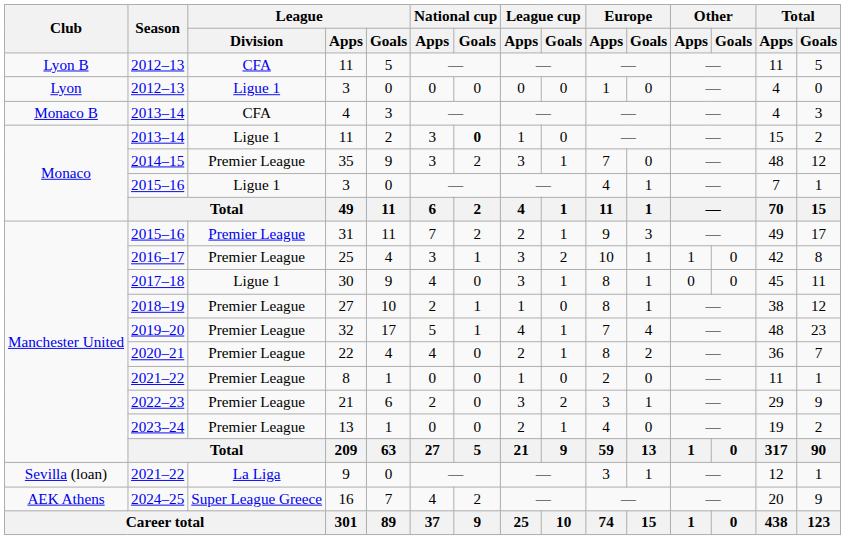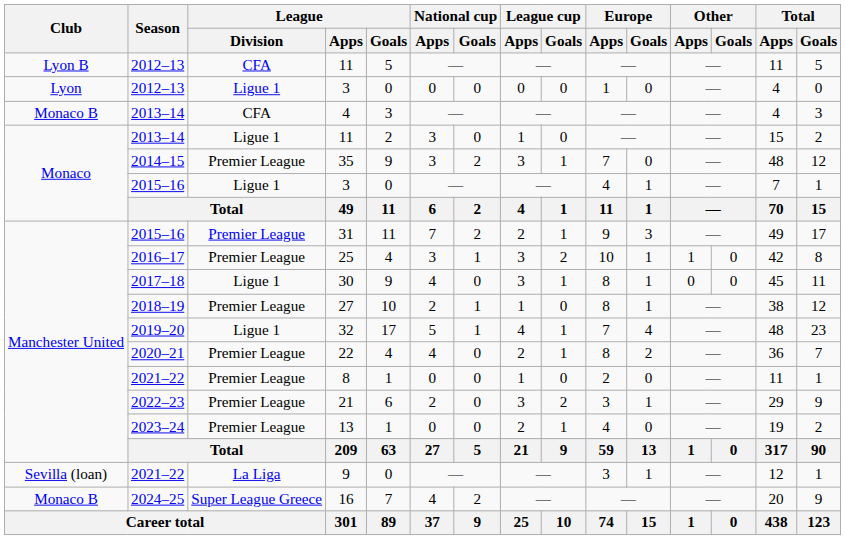(477, 137) bold -> (477, 137) normal
(257, 329) Premier League -> (257, 329) Ligue 1
(66, 498) AEK Athens -> (66, 498) Monaco B
